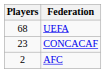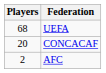(23, 44) 23 -> (23, 44) 20
